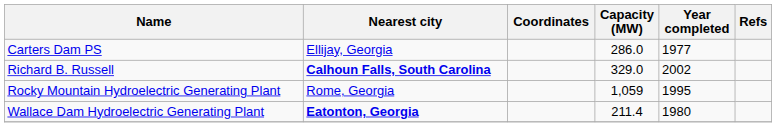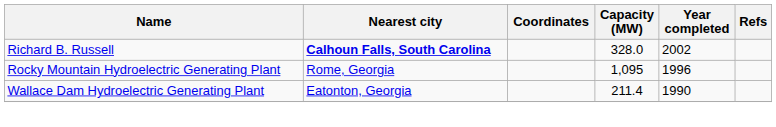- row: (55, 49)
(627, 70) 329.0 -> (627, 49) 328.0
(627, 91) 1,059 -> (627, 70) 1,095
(676, 91) 1995 -> (676, 70) 1996
(363, 111) bold -> (359, 91) normal
(676, 111) 1980 -> (676, 91) 1990
